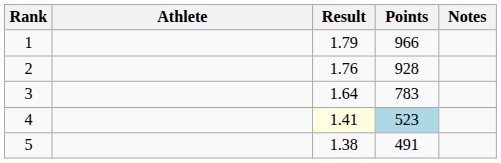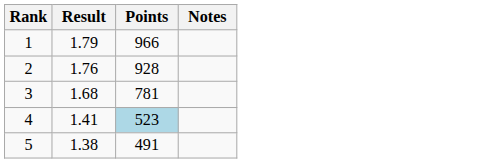- column: (182, 17)
(344, 94) 1.64 -> (84, 94) 1.68
(407, 94) 783 -> (147, 94) 781
(344, 119) lightyellow background -> (84, 119) no background
